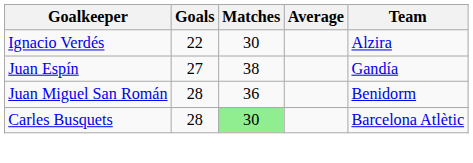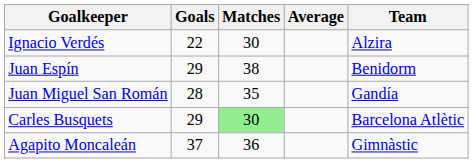(195, 68) 27 -> (195, 68) 29
(375, 68) Gandía -> (384, 68) Benidorm
(251, 94) 36 -> (251, 94) 35
(384, 94) Benidorm -> (375, 94) Gandía
(195, 119) 28 -> (195, 119) 29
+ row: (72, 145)
